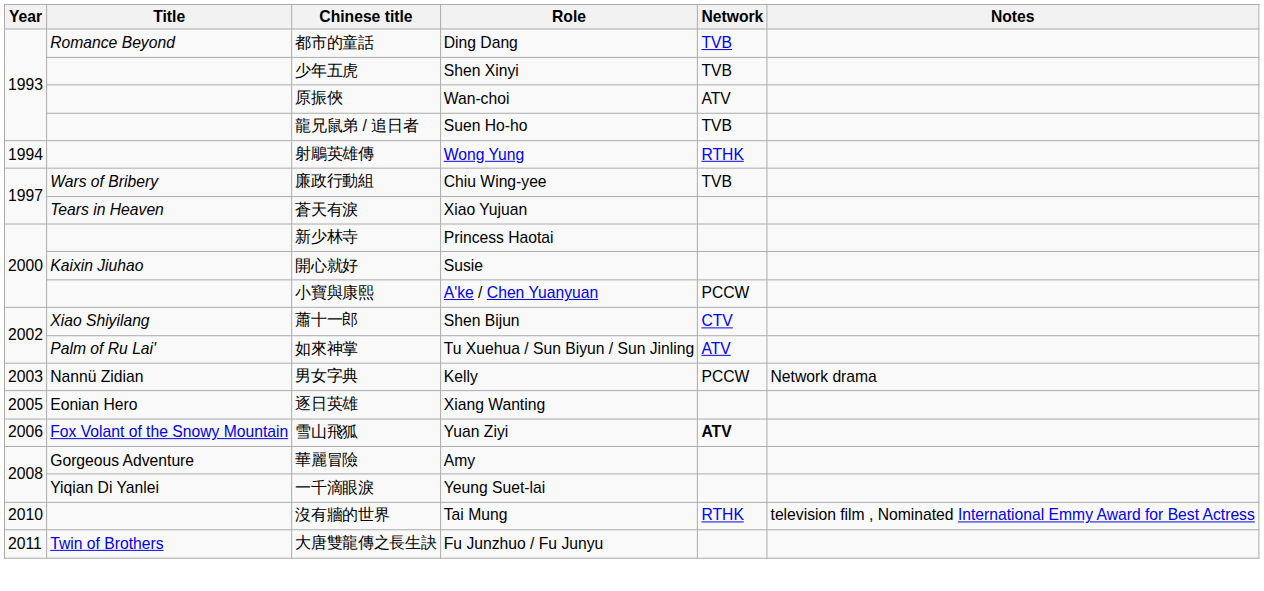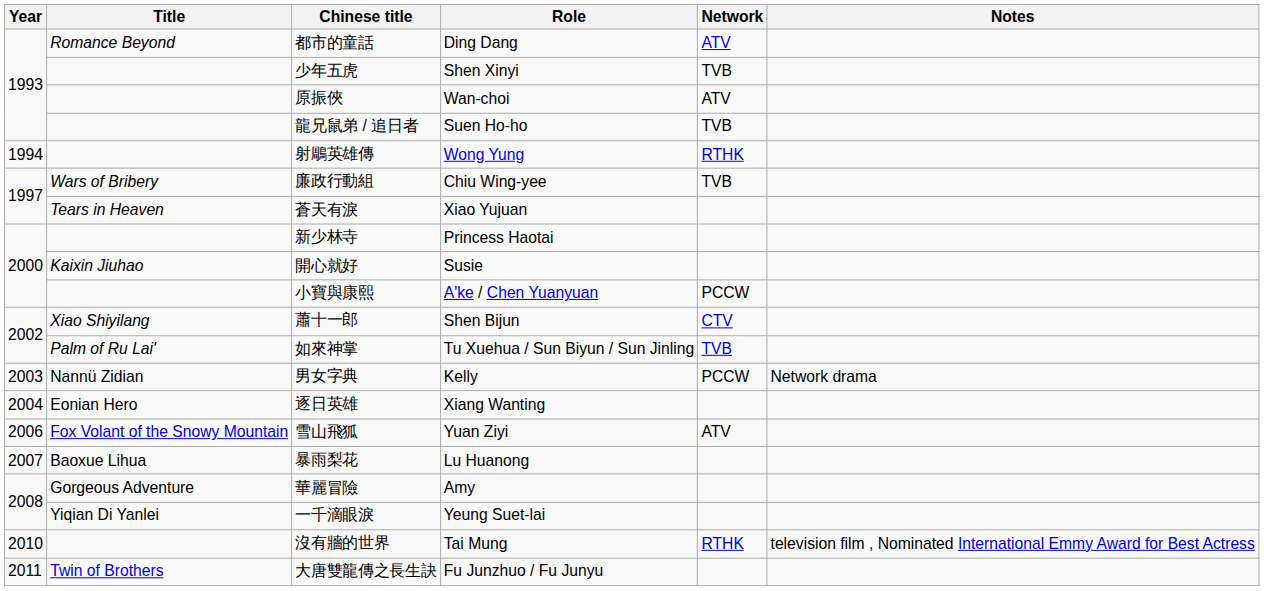(717, 43) TVB -> (716, 43) ATV
(716, 349) ATV -> (717, 349) TVB
(26, 404) 2005 -> (26, 404) 2004
(717, 432) bold -> (716, 432) normal
+ row: (327, 459)
